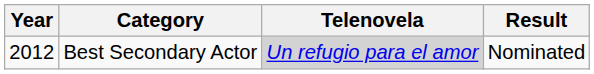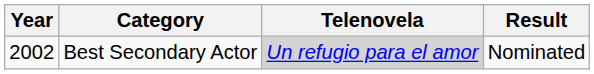(32, 52) 2012 -> (32, 52) 2002
